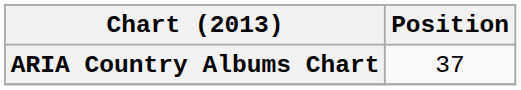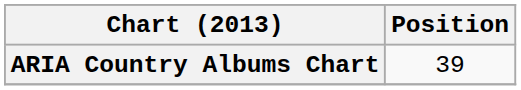(450, 65) 37 -> (450, 65) 39
